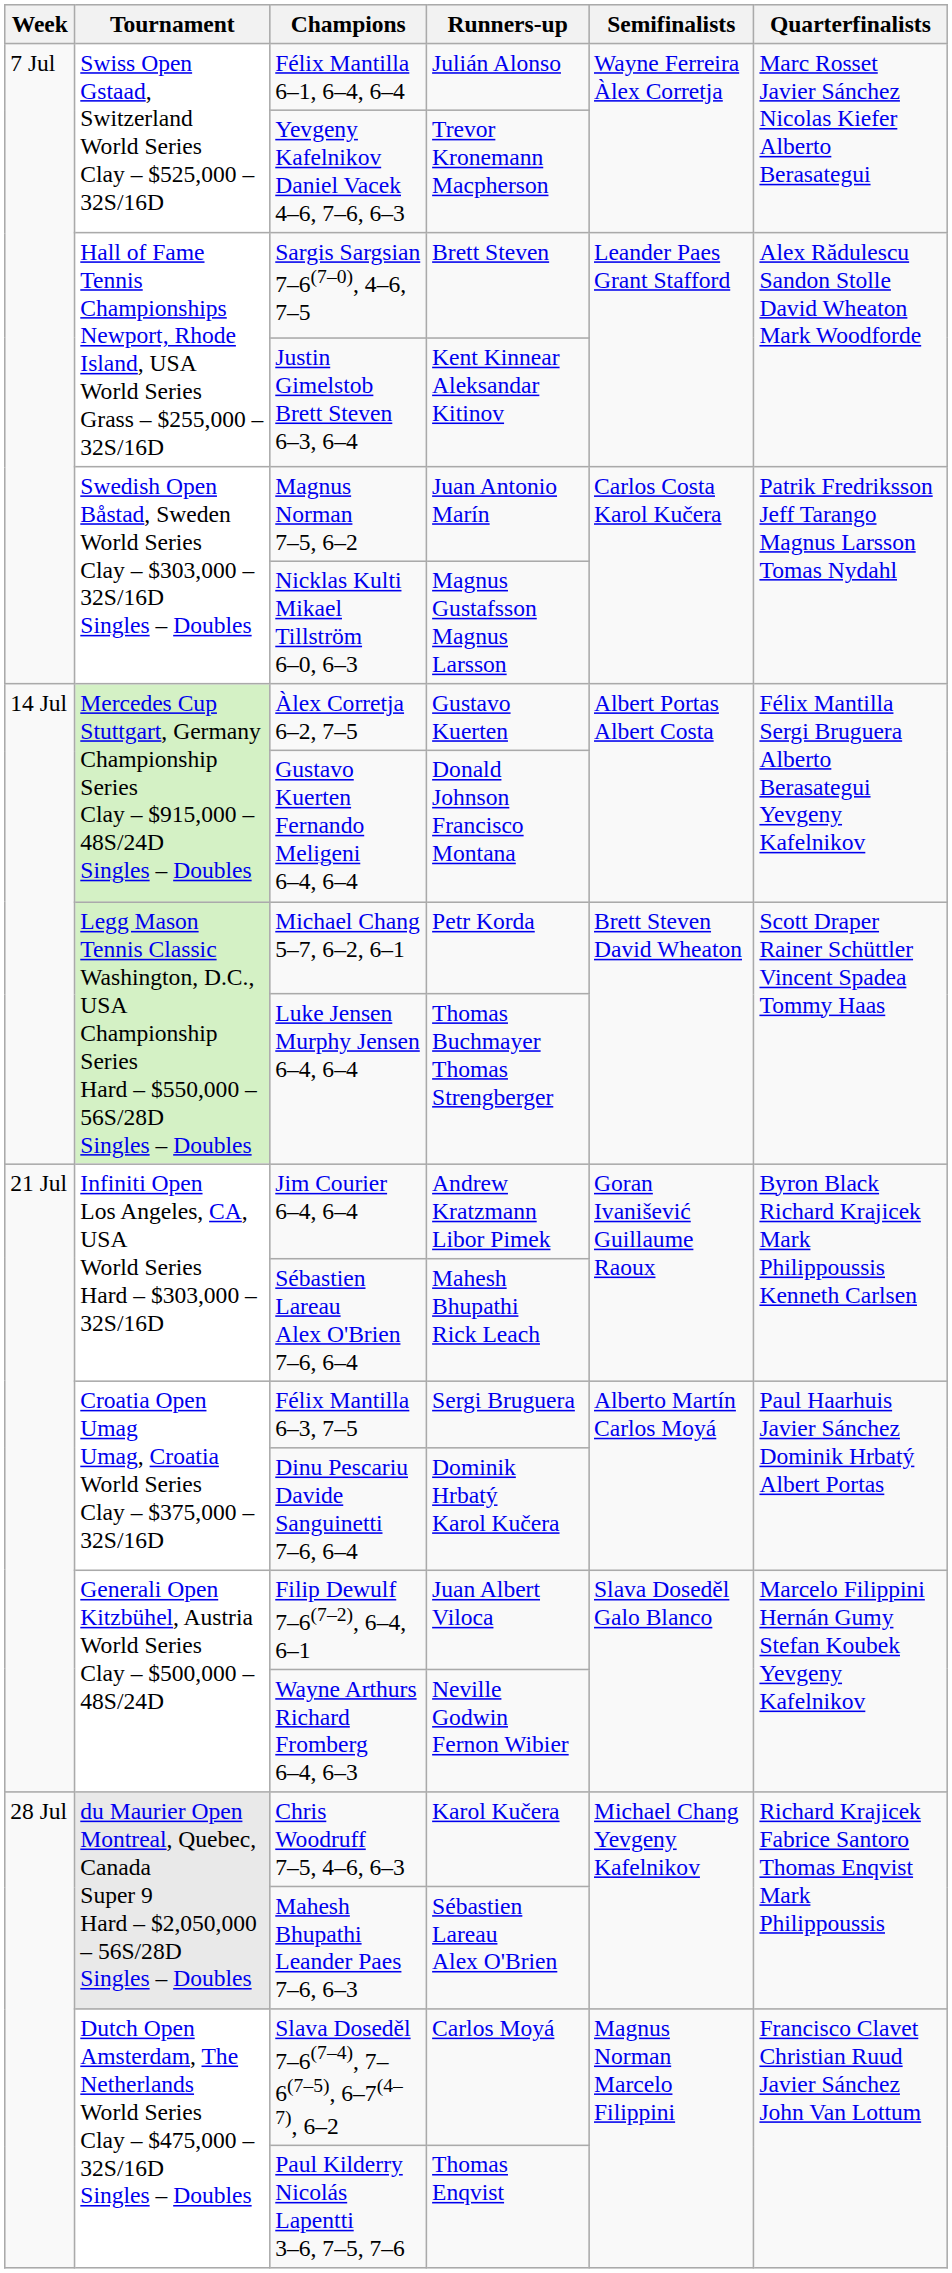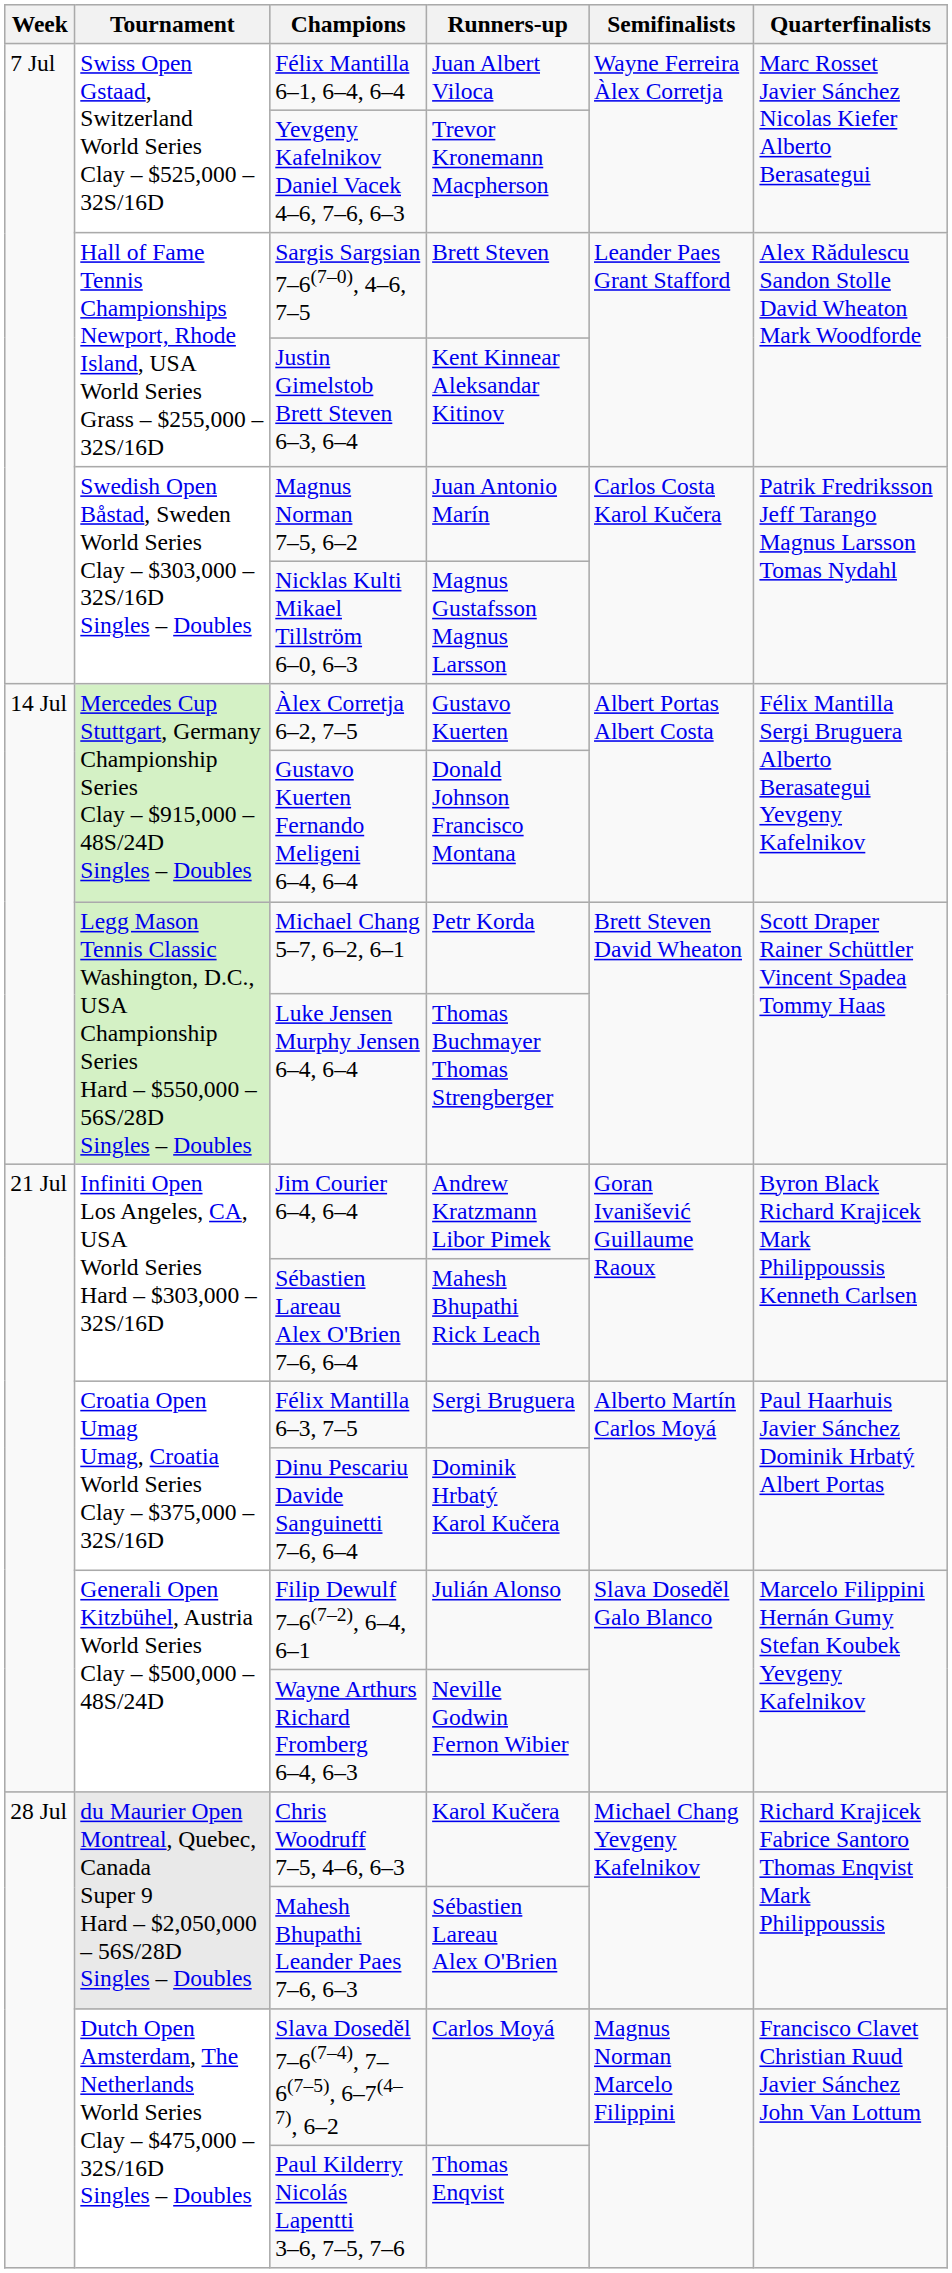(497, 62) Julián Alonso -> (486, 76) Juan Albert Viloca
(486, 1603) Juan Albert Viloca -> (497, 1589) Julián Alonso
